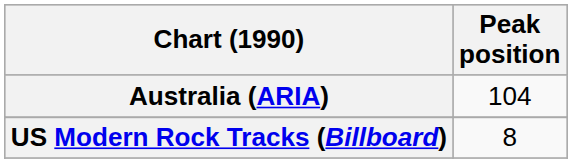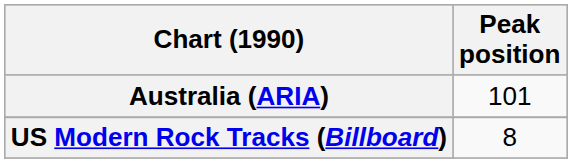(510, 95) 104 -> (510, 95) 101
